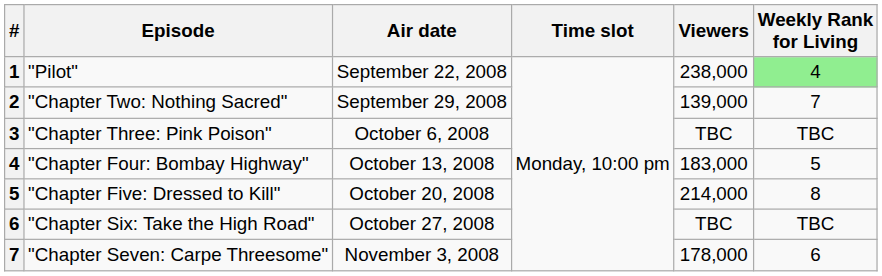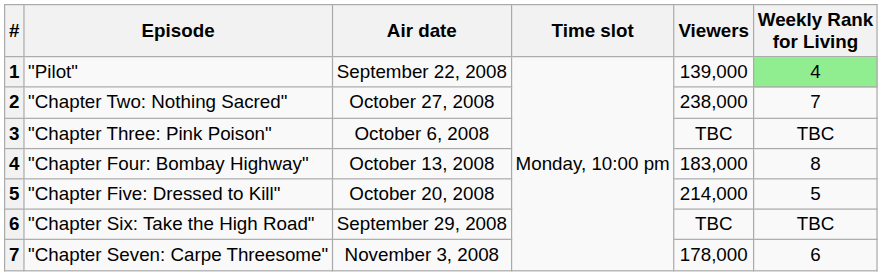(714, 71) 238,000 -> (714, 71) 139,000
(422, 101) September 29, 2008 -> (422, 101) October 27, 2008
(714, 101) 139,000 -> (714, 101) 238,000
(816, 162) 5 -> (816, 162) 8
(816, 193) 8 -> (816, 193) 5
(422, 223) October 27, 2008 -> (422, 223) September 29, 2008
